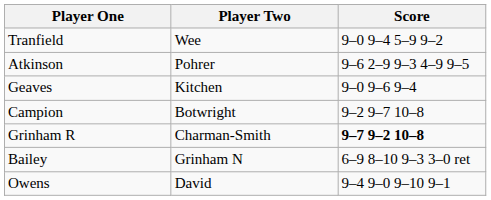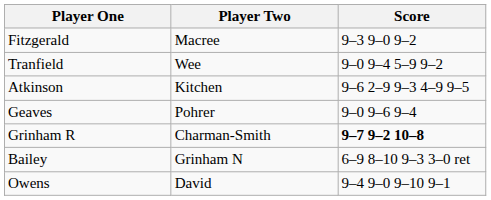+ row: (38, 40)
(195, 64) Pohrer -> (198, 87) Kitchen
(198, 87) Kitchen -> (195, 111) Pohrer
- row: (36, 111)
